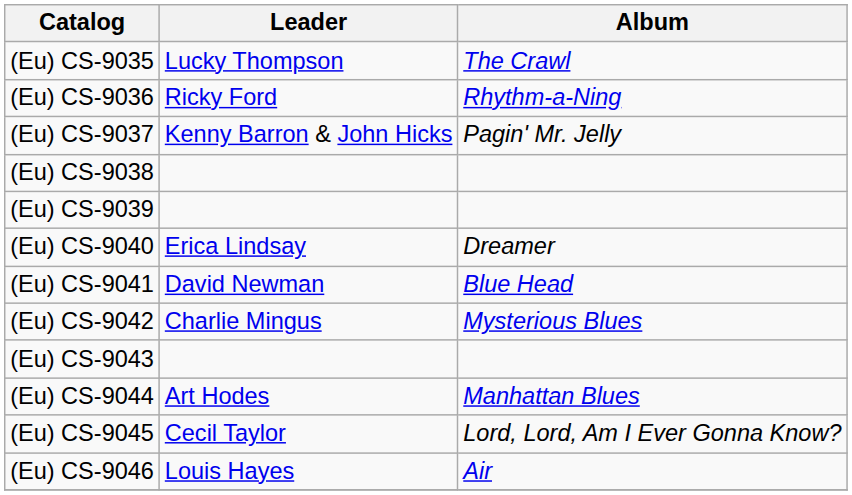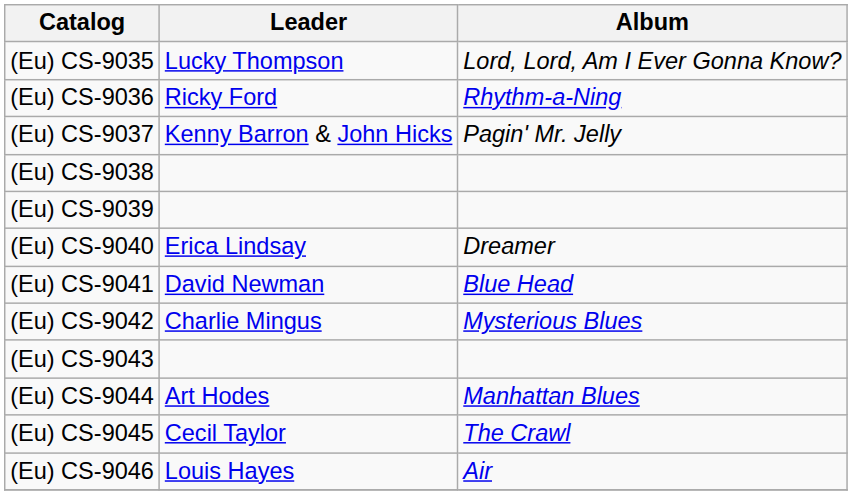(517, 60) The Crawl -> (652, 60) Lord, Lord, Am I Ever Gonna Know?
(652, 433) Lord, Lord, Am I Ever Gonna Know? -> (517, 433) The Crawl
